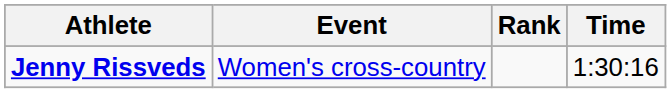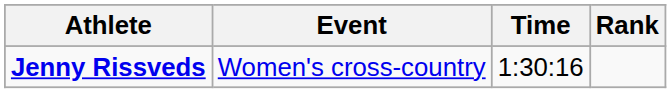columns swapped: (616, 26) <-> (529, 26)
